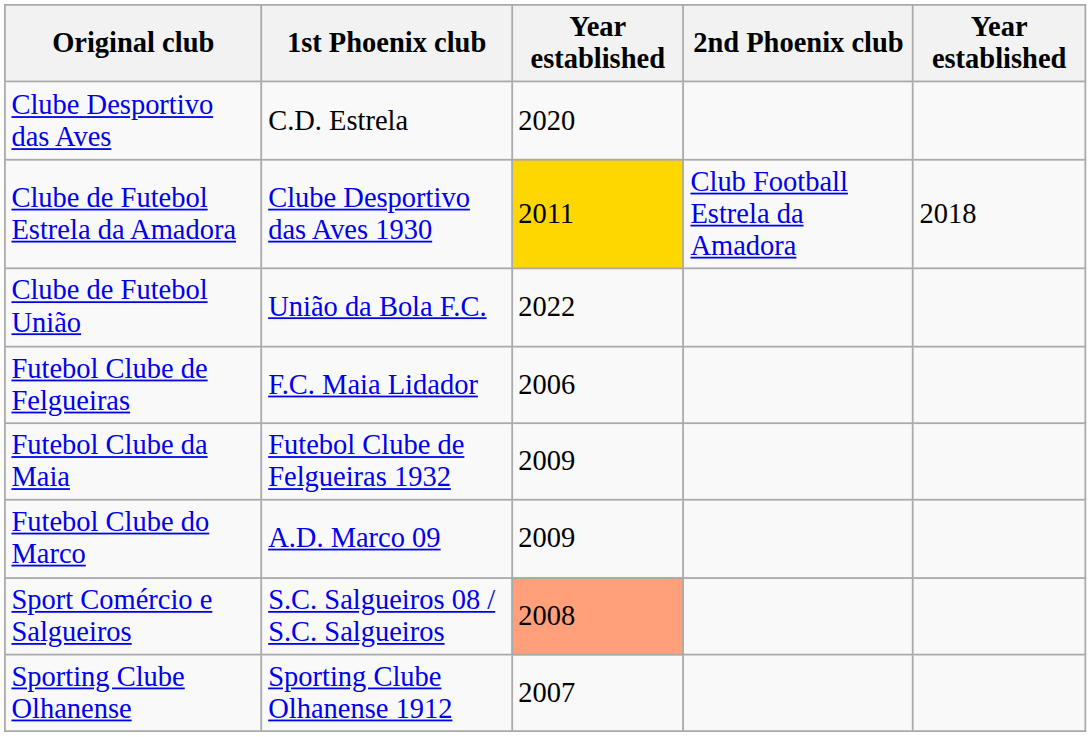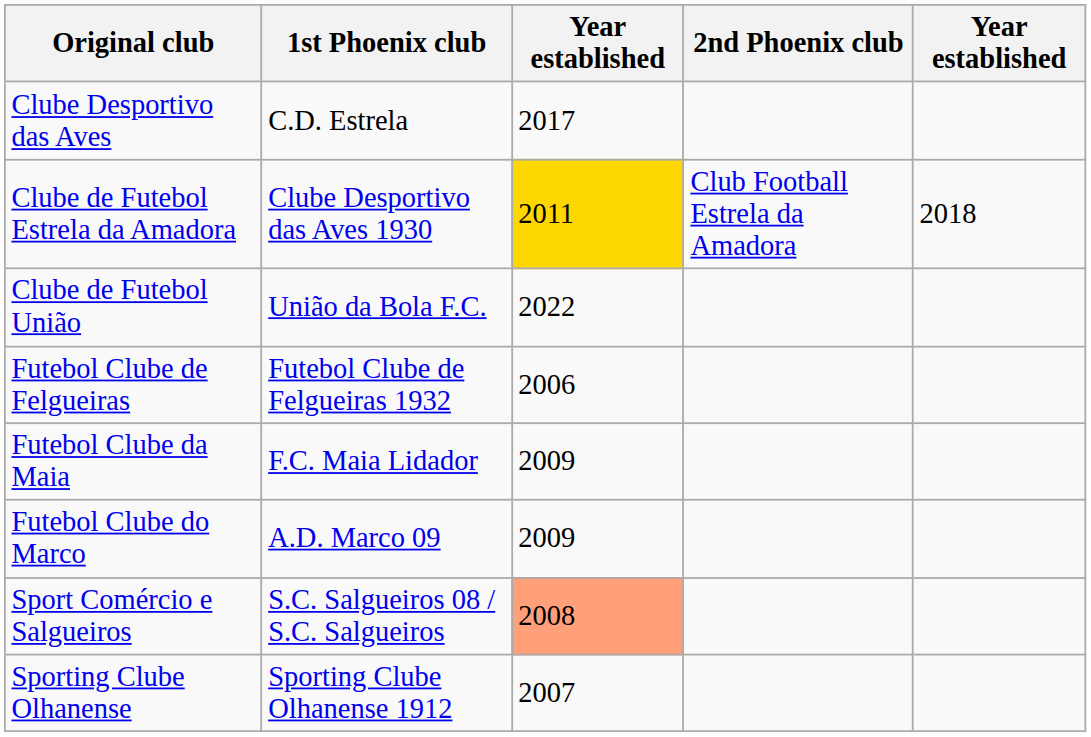(547, 120) 2020 -> (547, 120) 2017
(373, 383) F.C. Maia Lidador -> (366, 383) Futebol Clube de Felgueiras 1932
(366, 461) Futebol Clube de Felgueiras 1932 -> (373, 461) F.C. Maia Lidador
